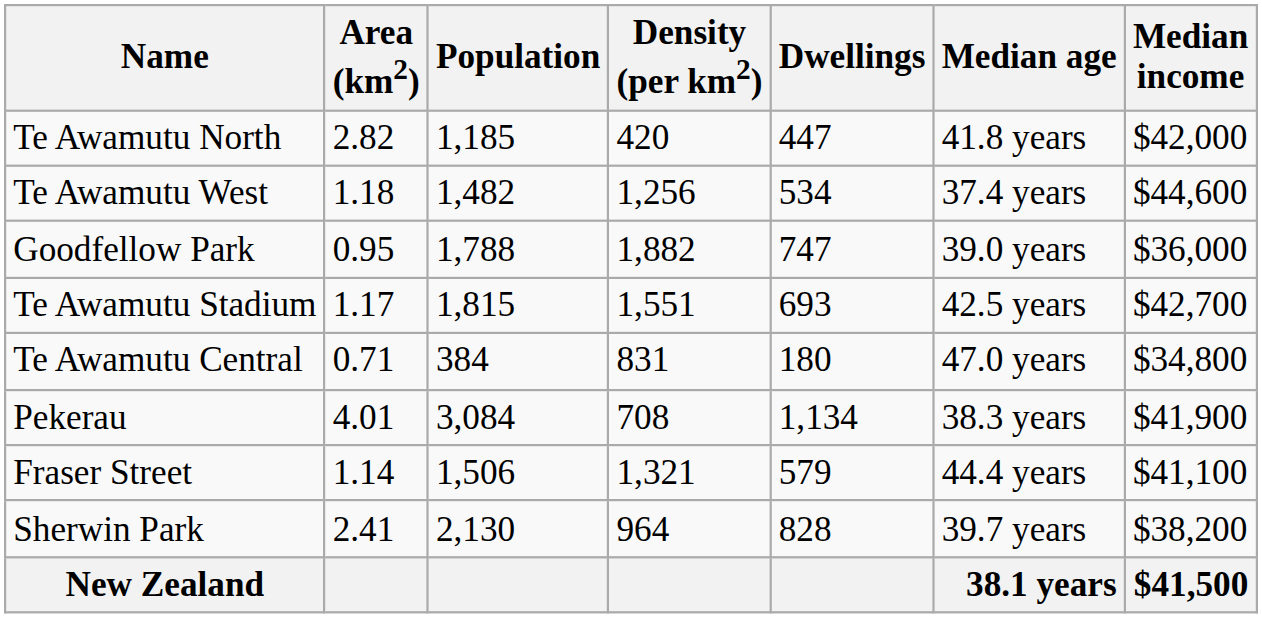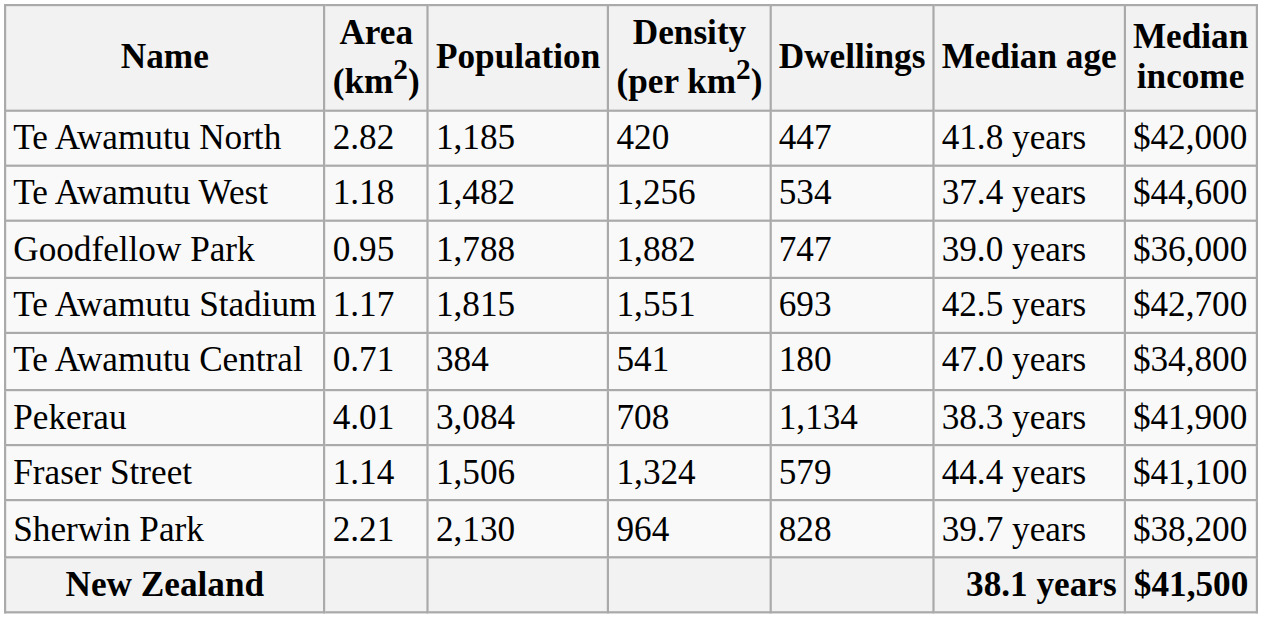(643, 360) 831 -> (643, 360) 541
(656, 472) 1,321 -> (656, 472) 1,324
(363, 528) 2.41 -> (363, 528) 2.21
